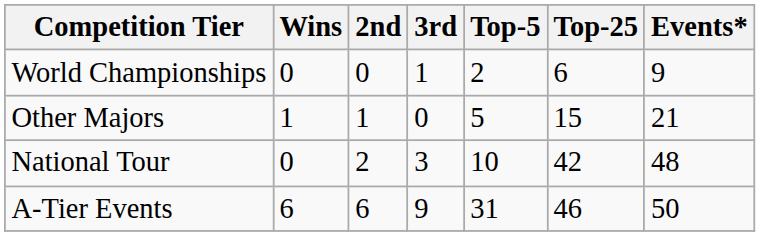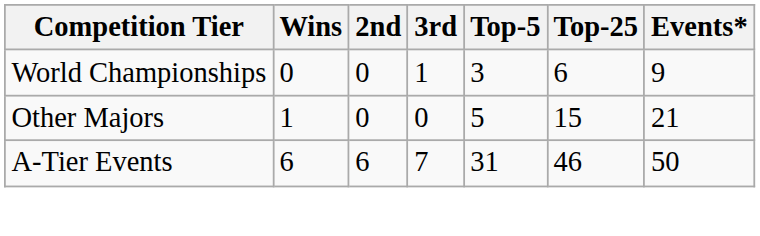(477, 72) 2 -> (477, 72) 3
(362, 117) 1 -> (362, 117) 0
- row: (90, 162)
(421, 207) 9 -> (421, 162) 7
